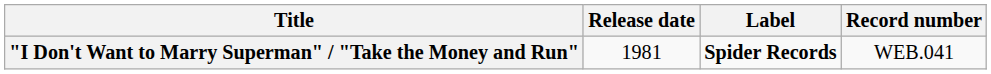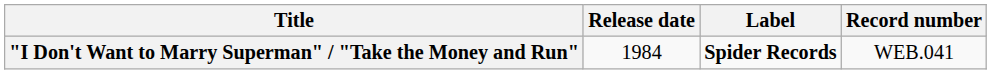(642, 52) 1981 -> (642, 52) 1984
